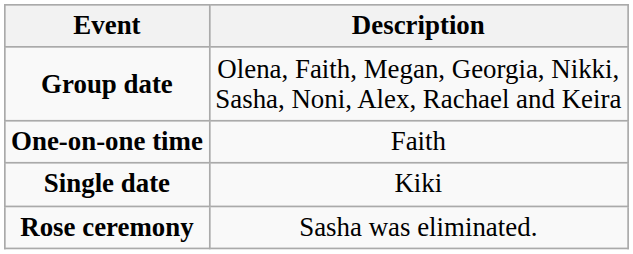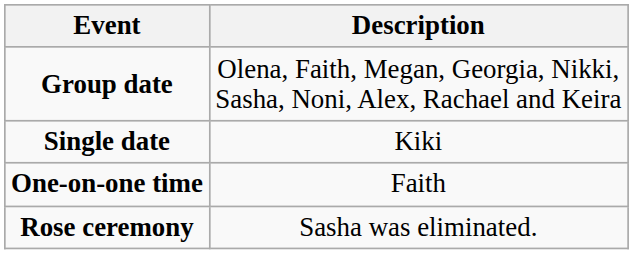rows swapped: (107, 141) <-> (107, 183)
